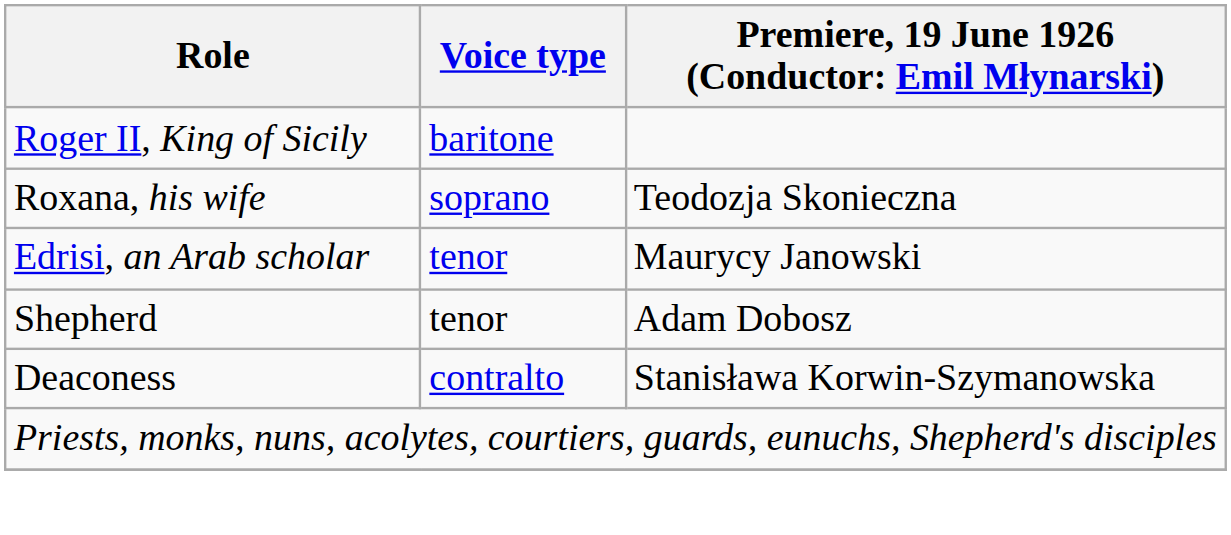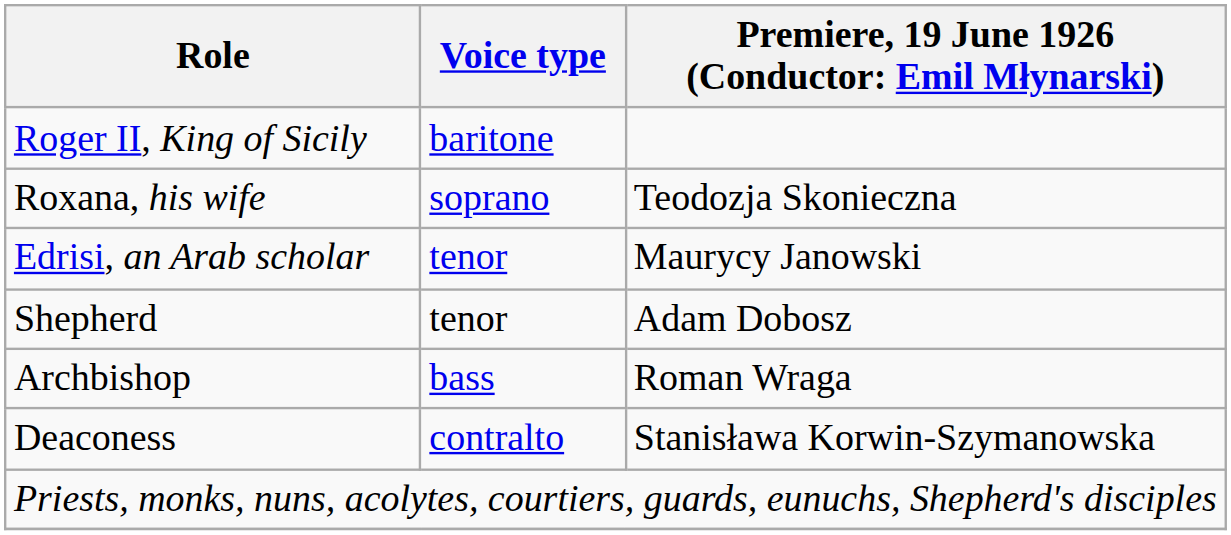+ row: (102, 377)
